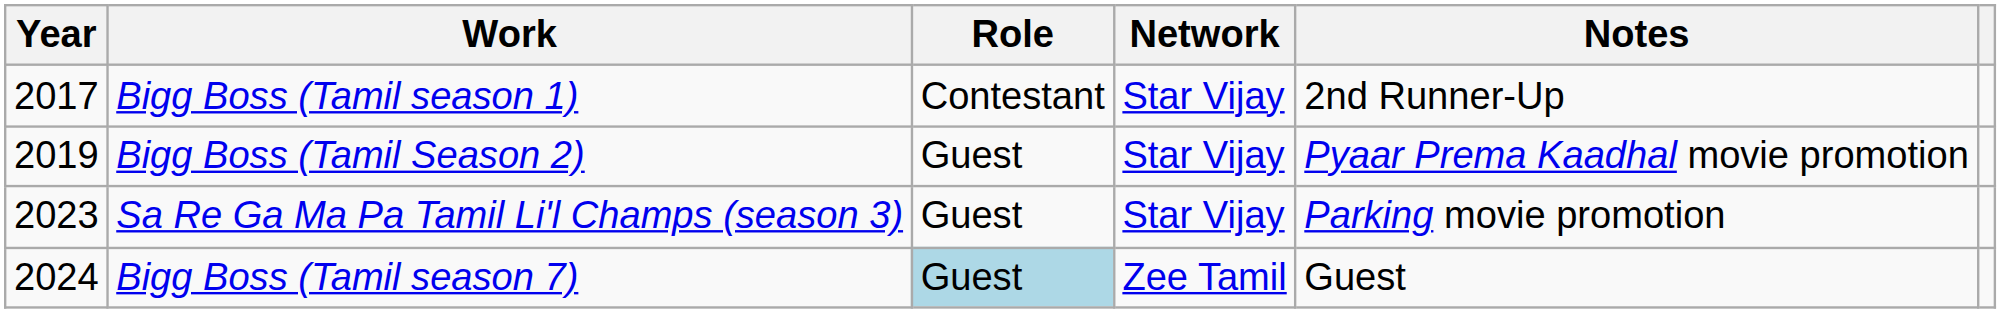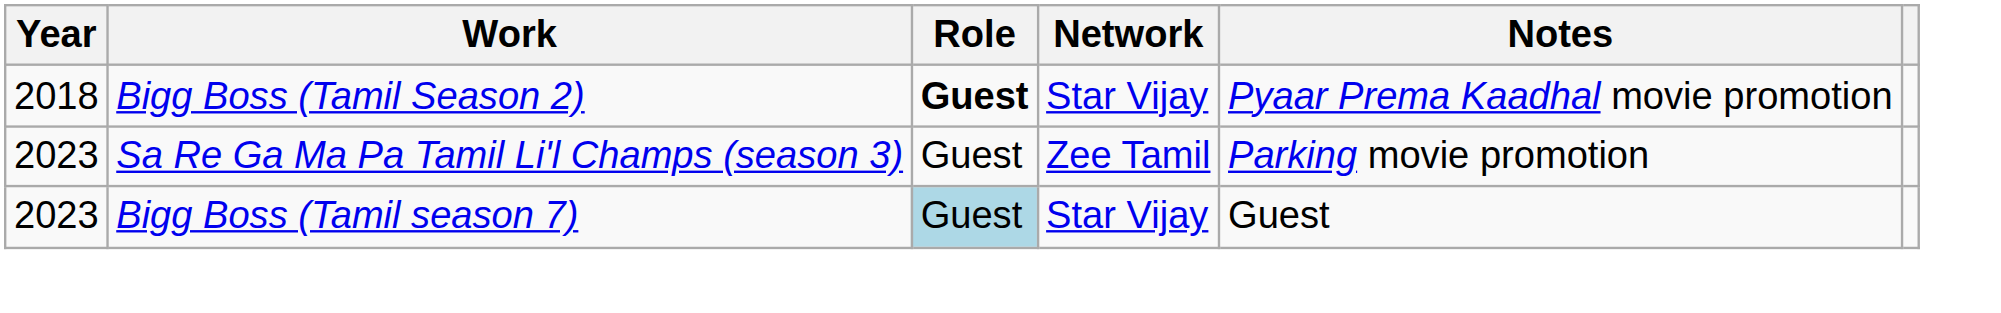- row: (347, 95)
(56, 155) 2019 -> (56, 95) 2018
(971, 155) normal -> (975, 95) bold
(1204, 215) Star Vijay -> (1128, 155) Zee Tamil
(56, 276) 2024 -> (56, 215) 2023
(1205, 276) Zee Tamil -> (1127, 215) Star Vijay
